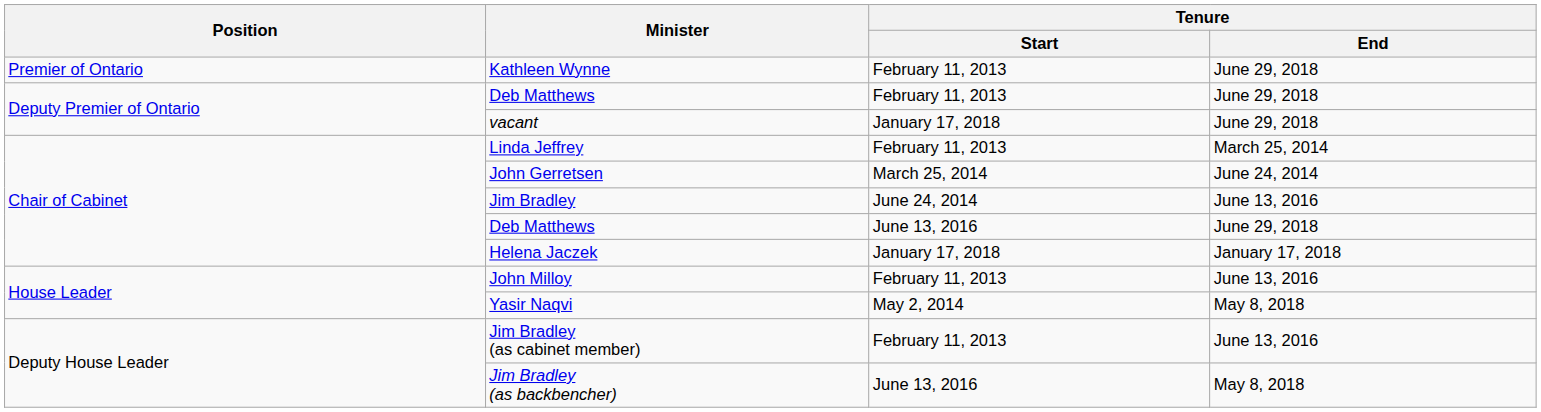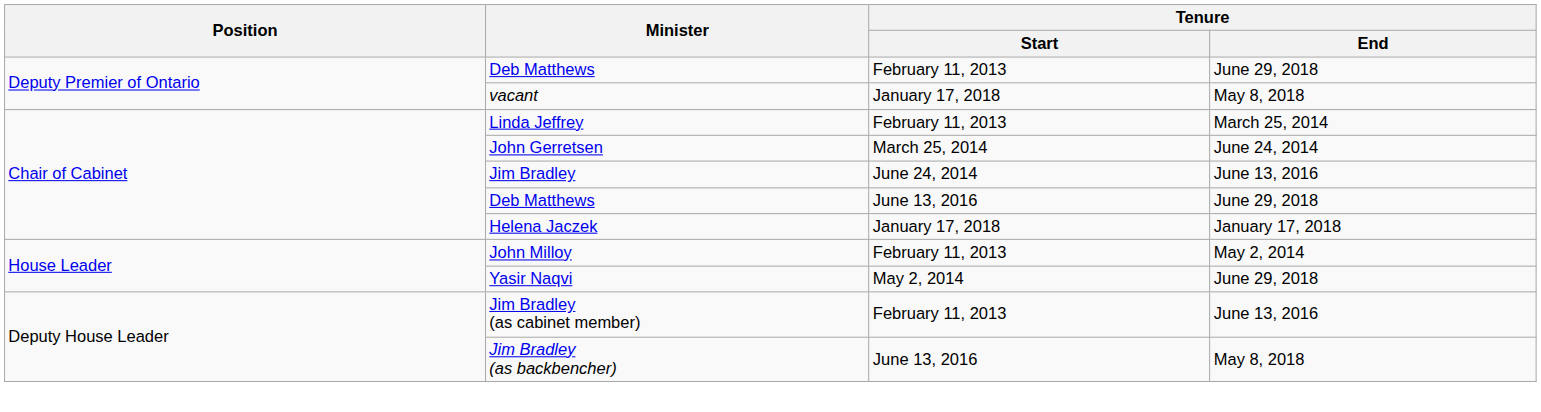- row: (550, 69)
(1266, 122) June 29, 2018 -> (1259, 95) May 8, 2018
(1266, 278) June 13, 2016 -> (1259, 252) May 2, 2014
(1259, 305) May 8, 2018 -> (1266, 278) June 29, 2018
